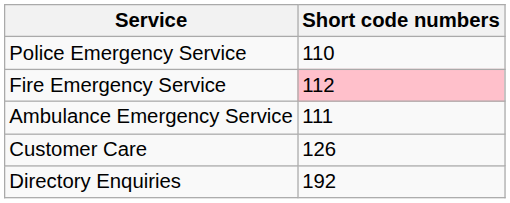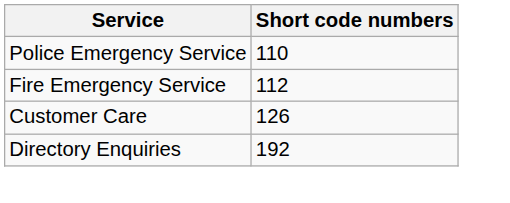(318, 85) pink background -> (272, 85) no background
- row: (151, 117)
